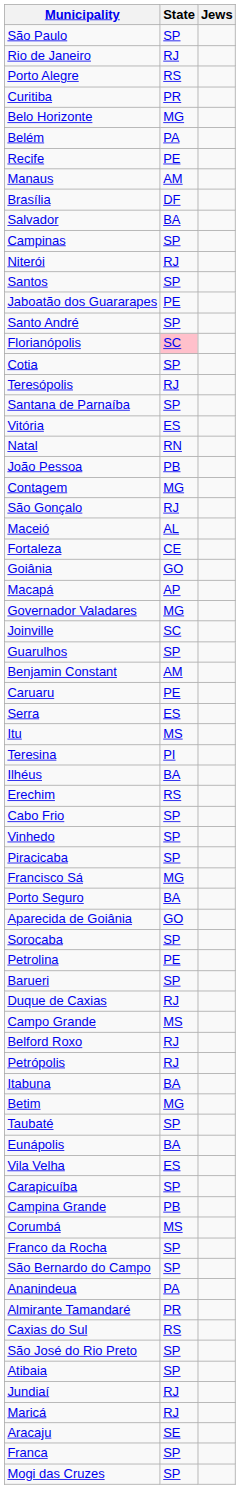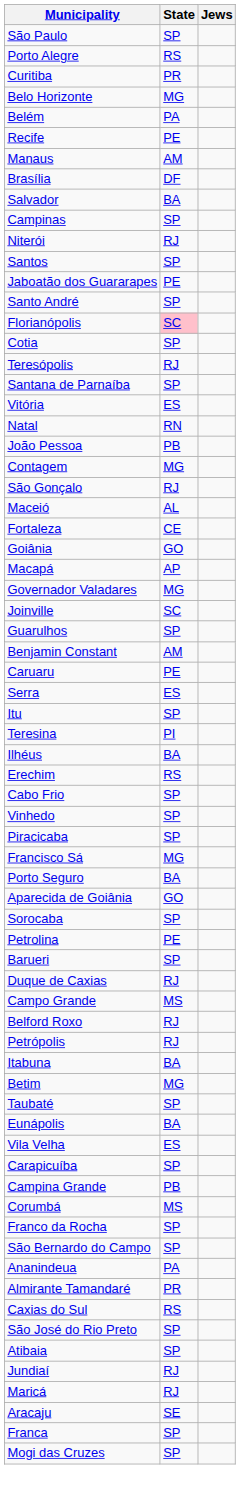- row: (49, 55)
(173, 734) MS -> (172, 713) SP
